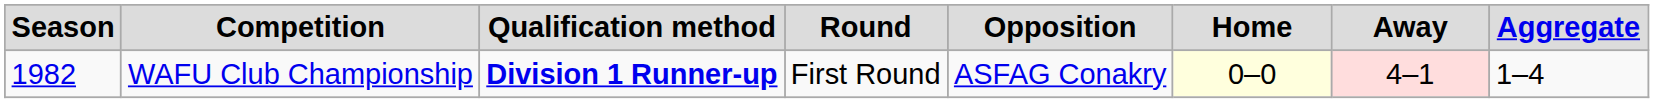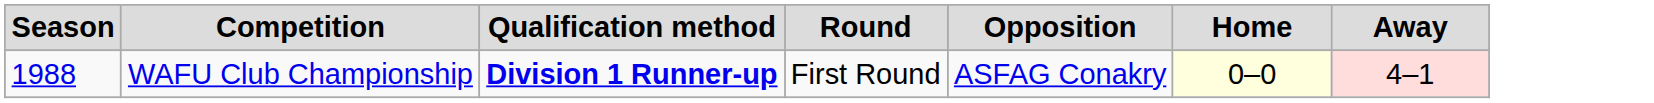- column: (1568, 27)
(44, 73) 1982 -> (44, 73) 1988
